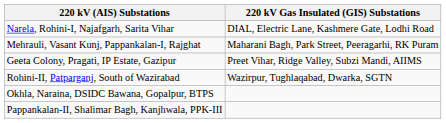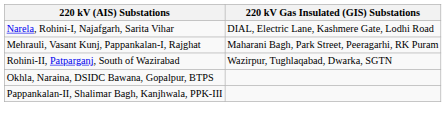- row: (91, 61)
